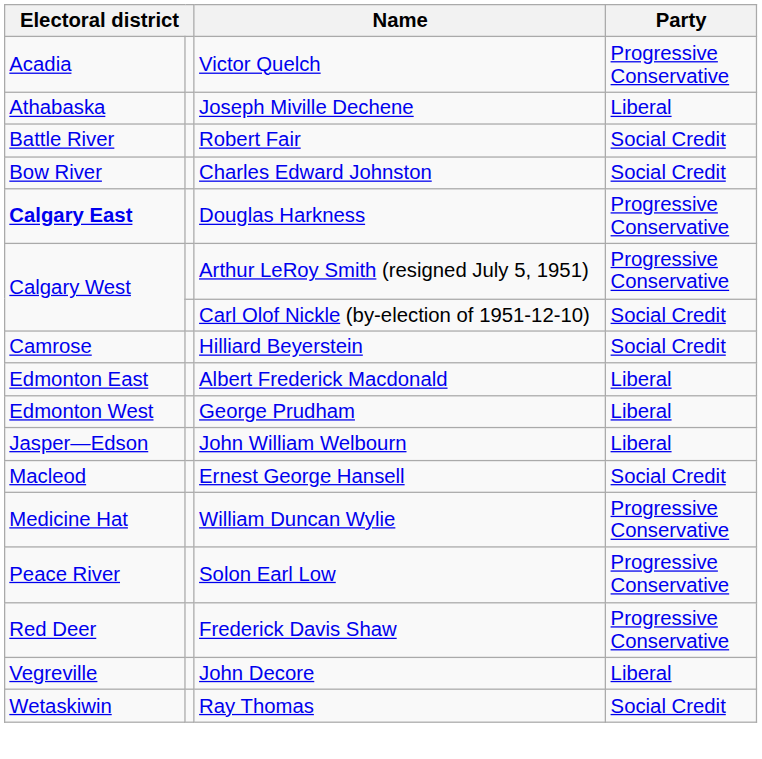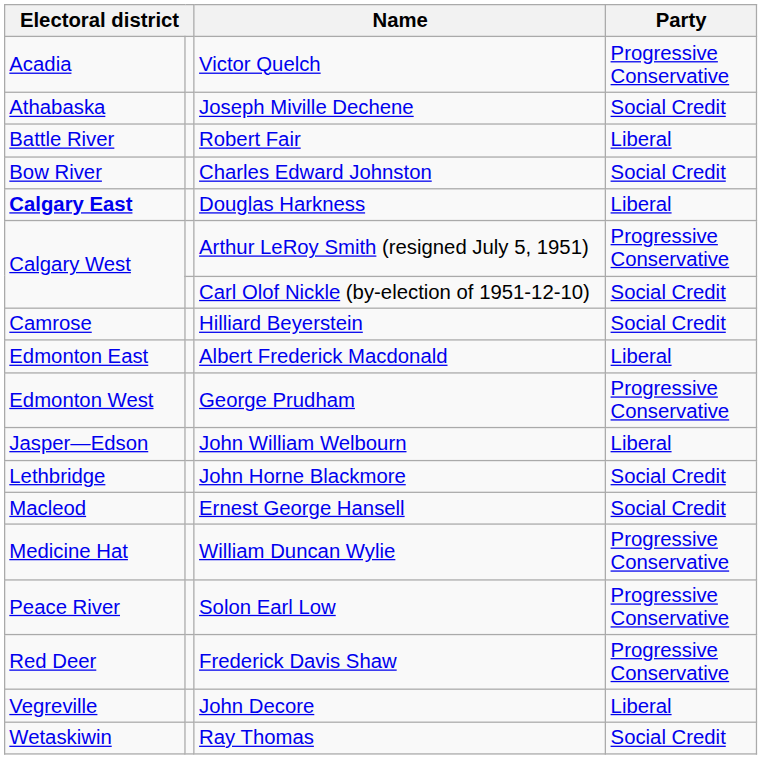(641, 107) Liberal -> (668, 107) Social Credit
(668, 140) Social Credit -> (641, 140) Liberal
(670, 216) Progressive Conservative -> (641, 204) Liberal
(641, 411) Liberal -> (670, 400) Progressive Conservative
+ row: (302, 475)
